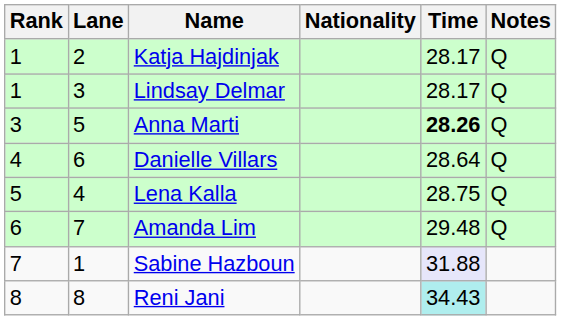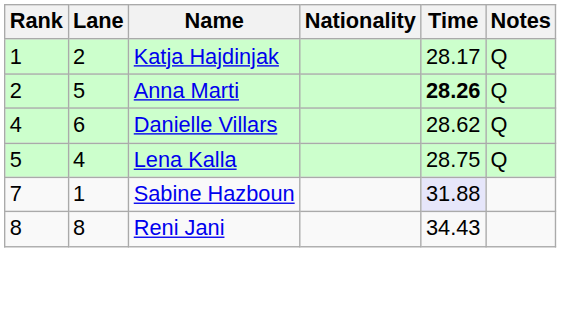- row: (209, 90)
(16, 125) 3 -> (16, 90) 2
(453, 159) 28.64 -> (453, 125) 28.62
- row: (195, 228)
(453, 297) paleturquoise background -> (453, 228) no background
